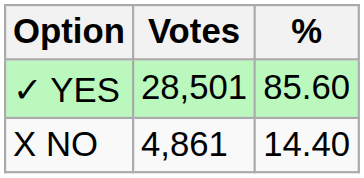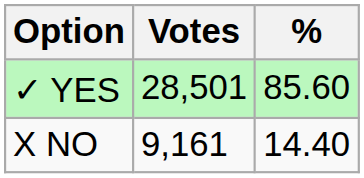(184, 144) 4,861 -> (184, 144) 9,161
